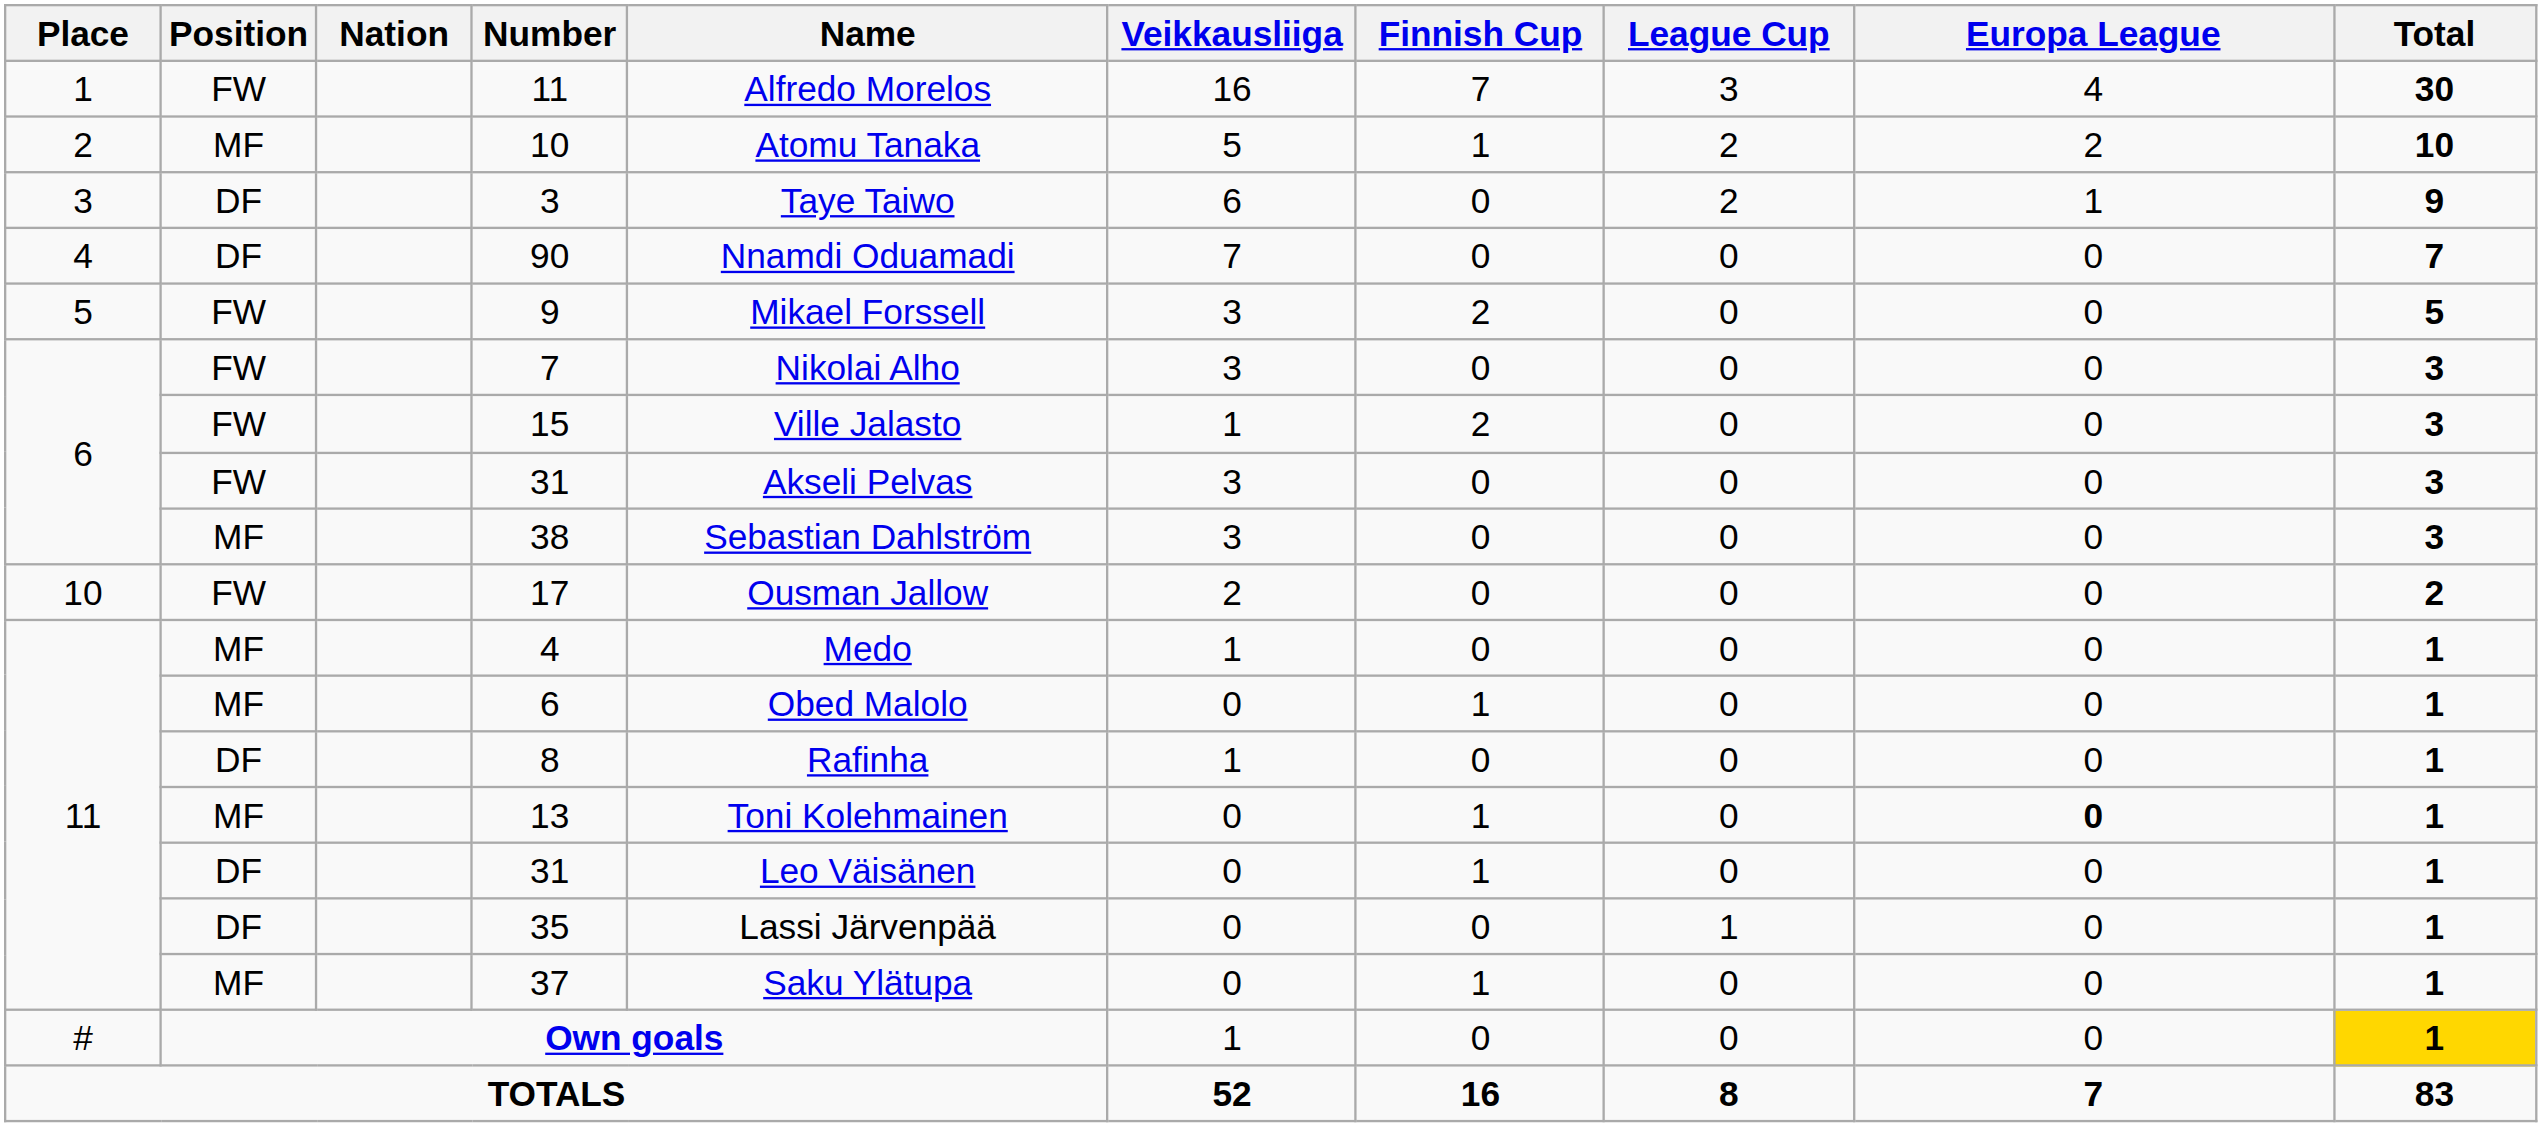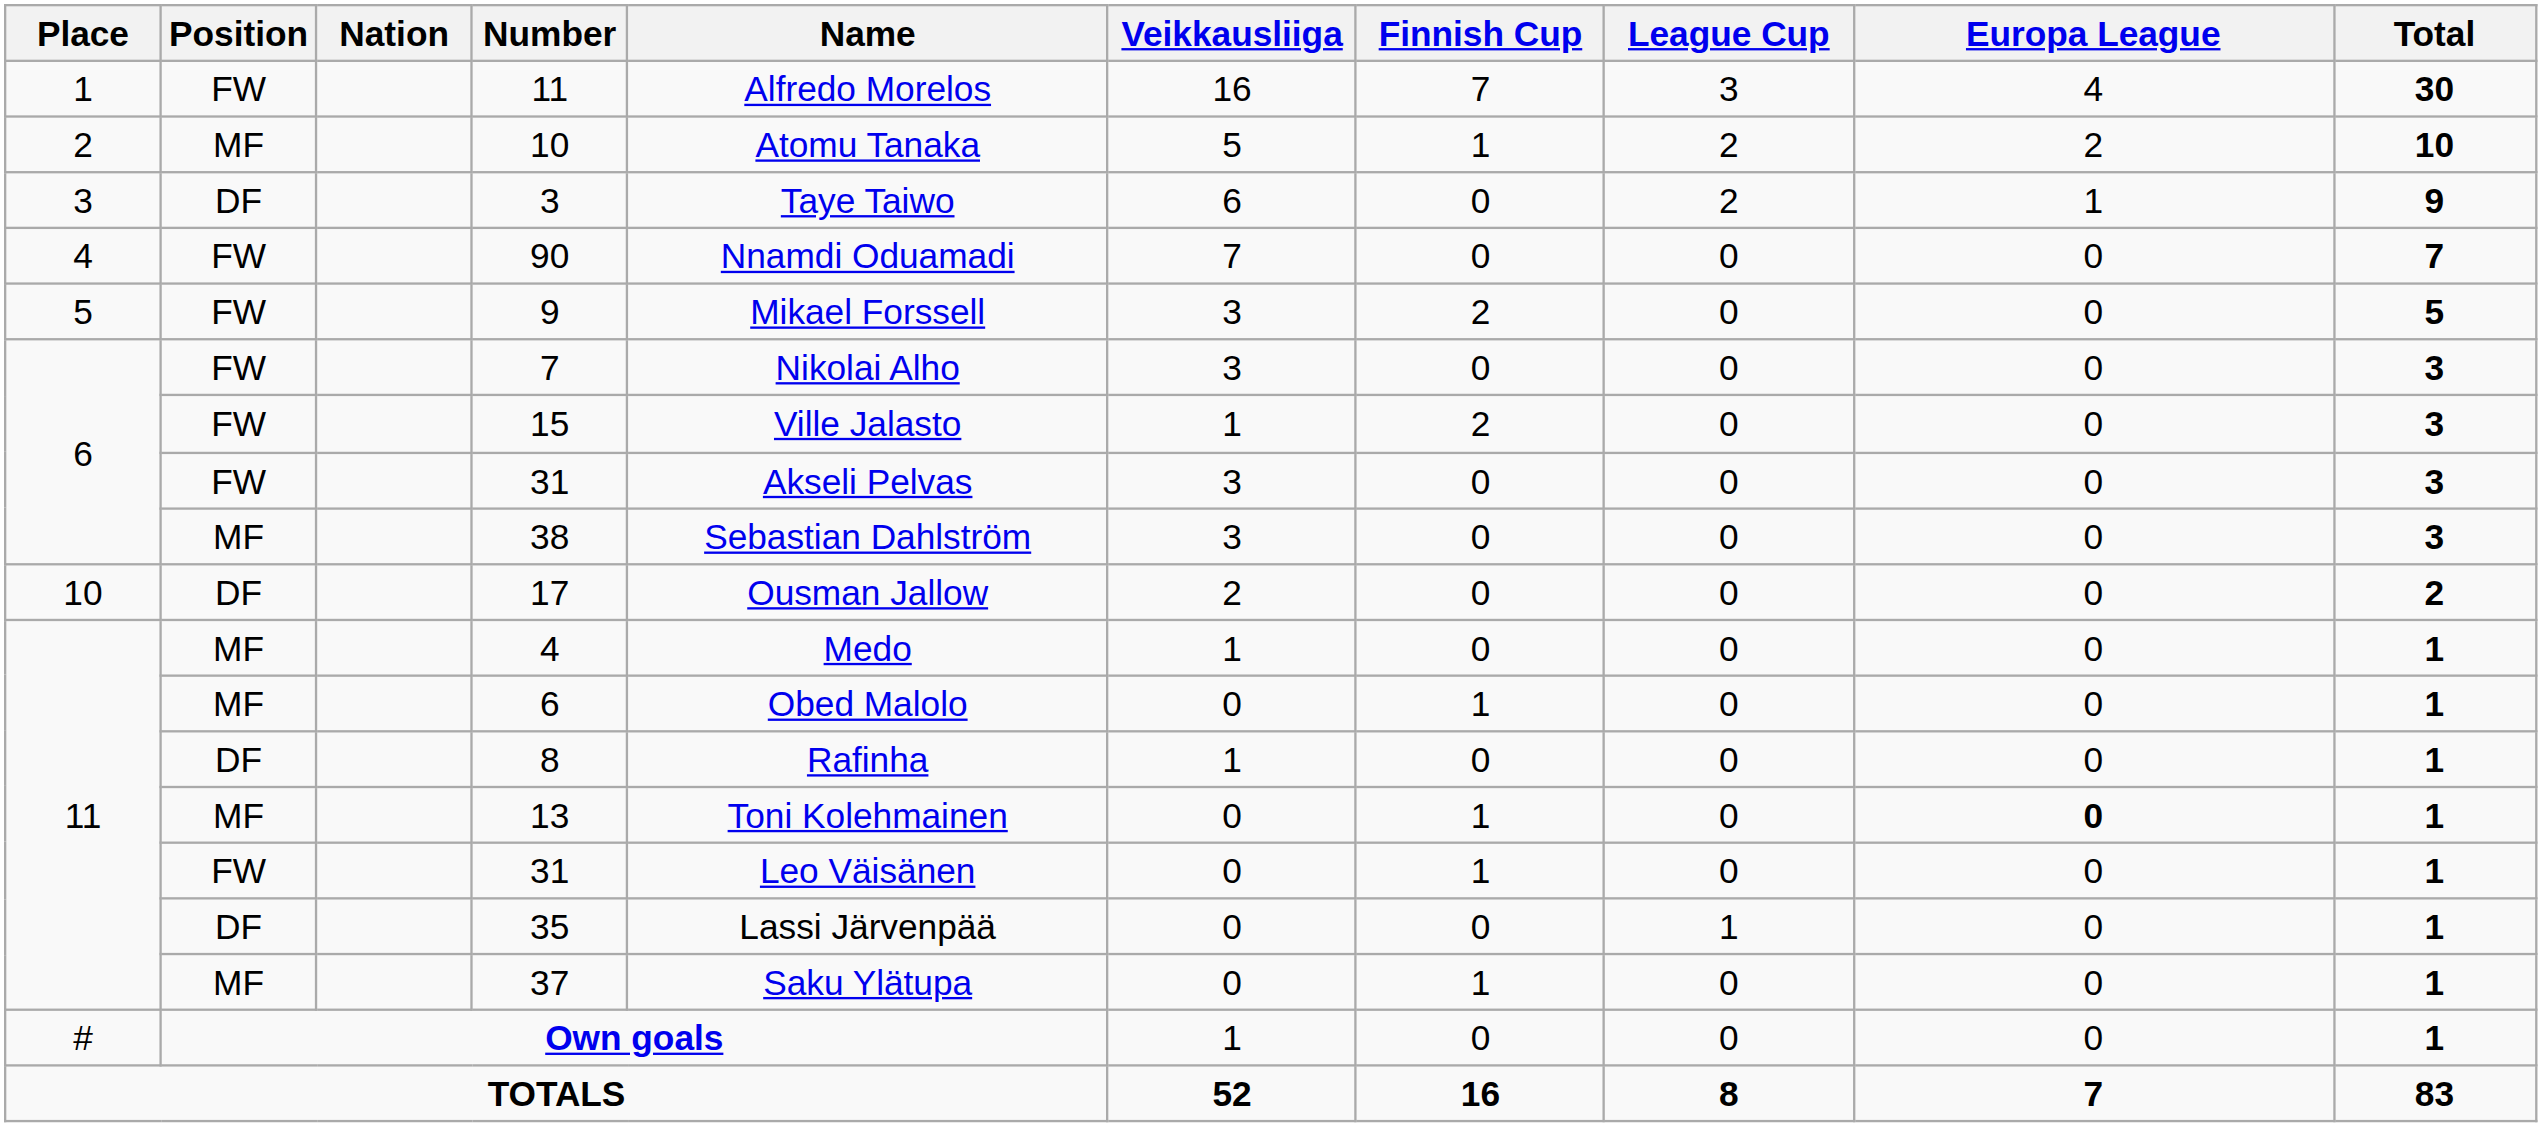(239, 257) DF -> (239, 257) FW
(239, 592) FW -> (239, 592) DF
(239, 871) DF -> (239, 871) FW
(2434, 1038) gold background -> (2434, 1038) no background
